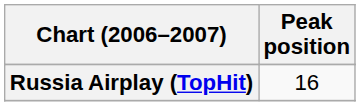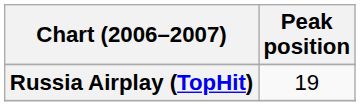(307, 82) 16 -> (307, 82) 19
